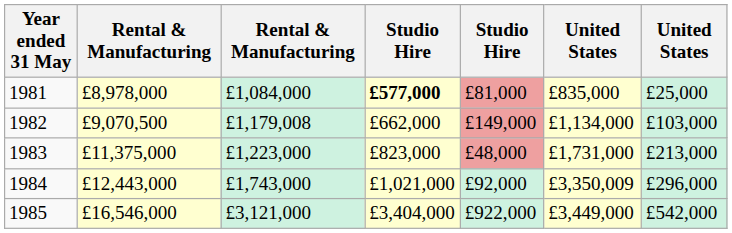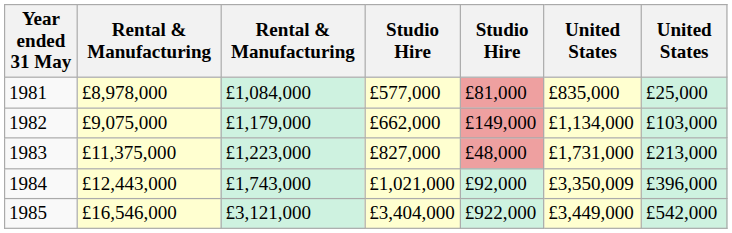(405, 92) bold -> (405, 92) normal
(125, 122) £9,070,500 -> (125, 122) £9,075,000
(268, 122) £1,179,008 -> (268, 122) £1,179,000
(405, 153) £823,000 -> (405, 153) £827,000
(682, 183) £296,000 -> (682, 183) £396,000
